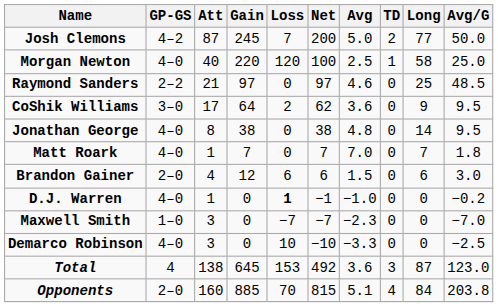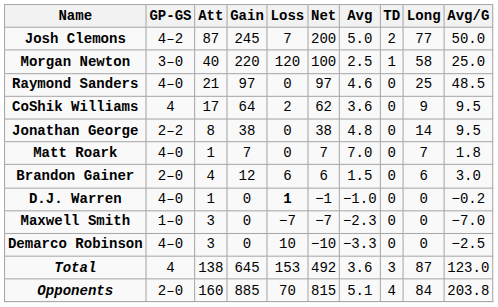(170, 62) 4–0 -> (170, 62) 3–0
(170, 85) 2–2 -> (170, 85) 4–0
(170, 108) 3–0 -> (170, 108) 4
(170, 130) 4–0 -> (170, 130) 2–2
